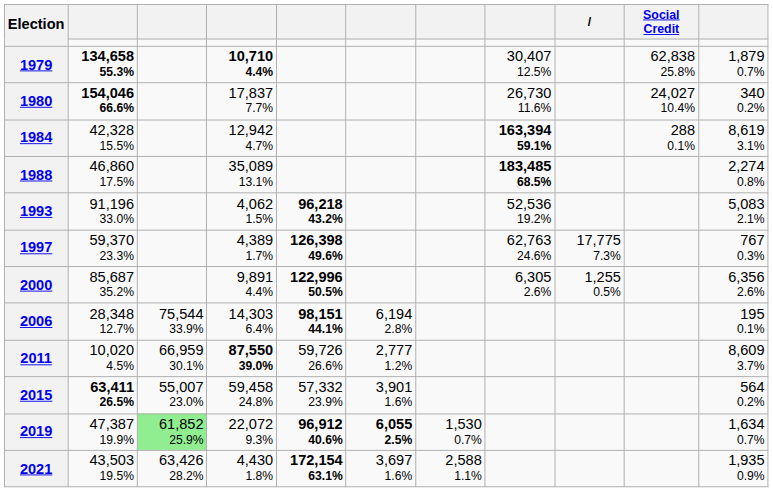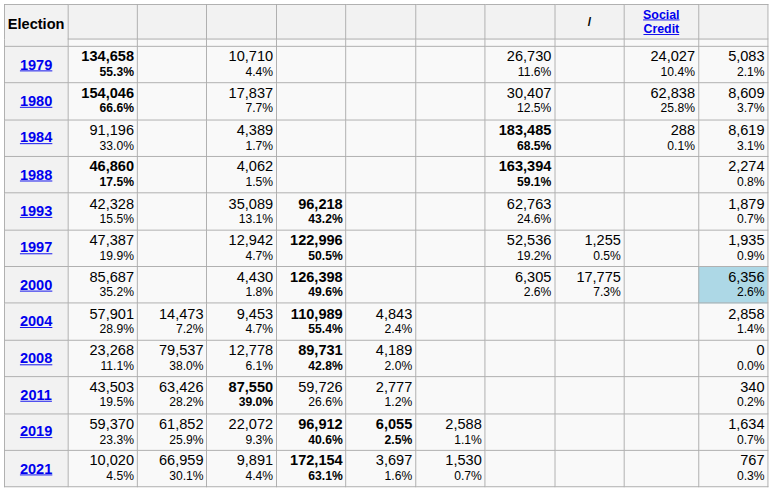(251, 64) bold -> (251, 64) normal
(529, 64) 30,407 12.5% -> (529, 64) 26,730 11.6%
(673, 64) 62,838 25.8% -> (673, 64) 24,027 10.4%
(746, 64) 1,879 0.7% -> (746, 64) 5,083 2.1%
(529, 100) 26,730 11.6% -> (529, 100) 30,407 12.5%
(673, 100) 24,027 10.4% -> (673, 100) 62,838 25.8%
(751, 100) 340 0.2% -> (746, 100) 8,609 3.7%
(112, 137) 42,328 15.5% -> (112, 137) 91,196 33.0%
(251, 137) 12,942 4.7% -> (255, 137) 4,389 1.7%
(525, 137) 163,394 59.1% -> (525, 137) 183,485 68.5%
(112, 174) normal -> (112, 174) bold
(251, 174) 35,089 13.1% -> (255, 174) 4,062 1.5%
(525, 174) 183,485 68.5% -> (525, 174) 163,394 59.1%
(112, 211) 91,196 33.0% -> (112, 211) 42,328 15.5%
(255, 211) 4,062 1.5% -> (251, 211) 35,089 13.1%
(529, 211) 52,536 19.2% -> (529, 211) 62,763 24.6%
(746, 211) 5,083 2.1% -> (746, 211) 1,879 0.7%
(112, 247) 59,370 23.3% -> (112, 247) 47,387 19.9%
(255, 247) 4,389 1.7% -> (251, 247) 12,942 4.7%
(316, 247) 126,398 49.6% -> (316, 247) 122,996 50.5%
(529, 247) 62,763 24.6% -> (529, 247) 52,536 19.2%
(599, 247) 17,775 7.3% -> (603, 247) 1,255 0.5%
(751, 247) 767 0.3% -> (746, 247) 1,935 0.9%
(255, 284) 9,891 4.4% -> (255, 284) 4,430 1.8%
(316, 284) 122,996 50.5% -> (316, 284) 126,398 49.6%
(603, 284) 1,255 0.5% -> (599, 284) 17,775 7.3%
(746, 284) no background -> (746, 284) lightblue background
+ row: (36, 321)
- row: (36, 321)
+ row: (36, 358)
(112, 358) 10,020 4.5% -> (112, 394) 43,503 19.5%
(181, 358) 66,959 30.1% -> (181, 394) 63,426 28.2%
(746, 358) 8,609 3.7% -> (751, 394) 340 0.2%
- row: (36, 395)
(112, 431) 47,387 19.9% -> (112, 431) 59,370 23.3%
(181, 431) lightgreen background -> (181, 431) no background
(464, 431) 1,530 0.7% -> (464, 431) 2,588 1.1%
(112, 468) 43,503 19.5% -> (112, 468) 10,020 4.5%
(181, 468) 63,426 28.2% -> (181, 468) 66,959 30.1%
(255, 468) 4,430 1.8% -> (255, 468) 9,891 4.4%
(464, 468) 2,588 1.1% -> (464, 468) 1,530 0.7%
(746, 468) 1,935 0.9% -> (751, 468) 767 0.3%
